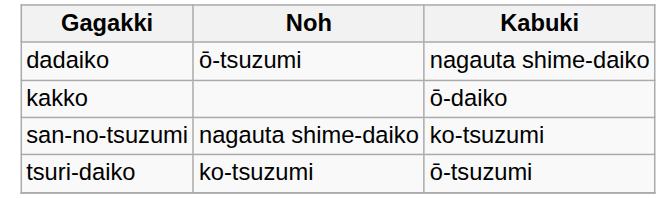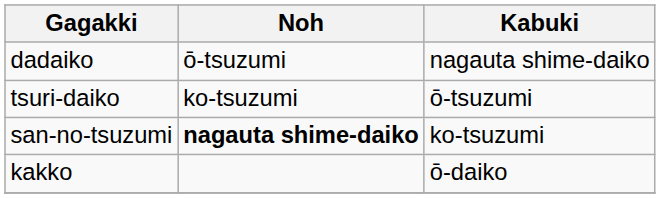rows swapped: (81, 173) <-> (57, 98)
(309, 135) normal -> (301, 135) bold
